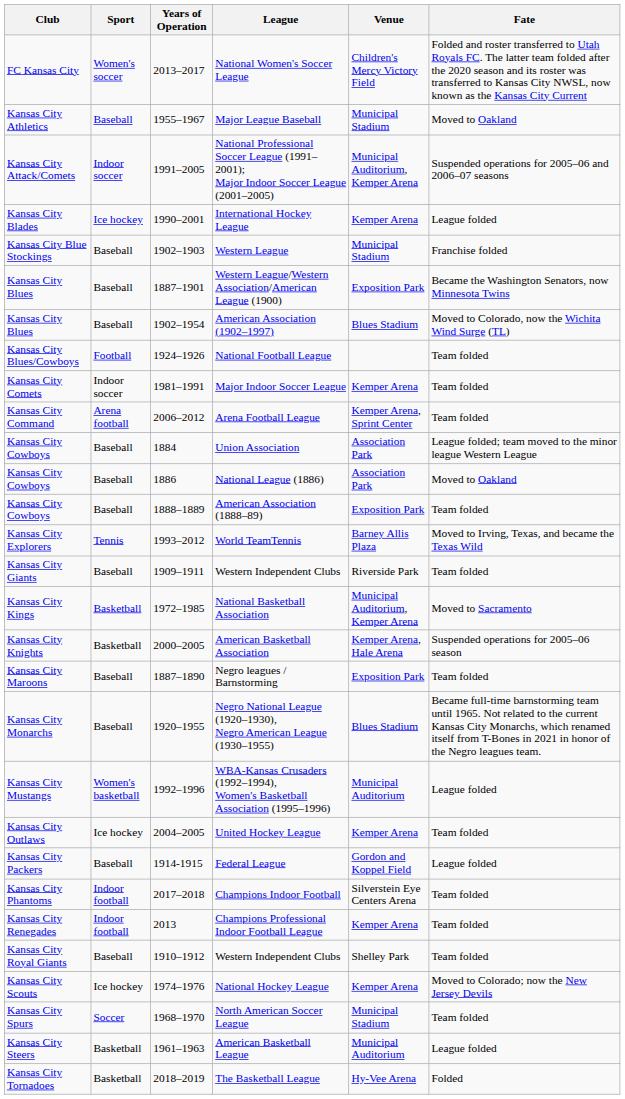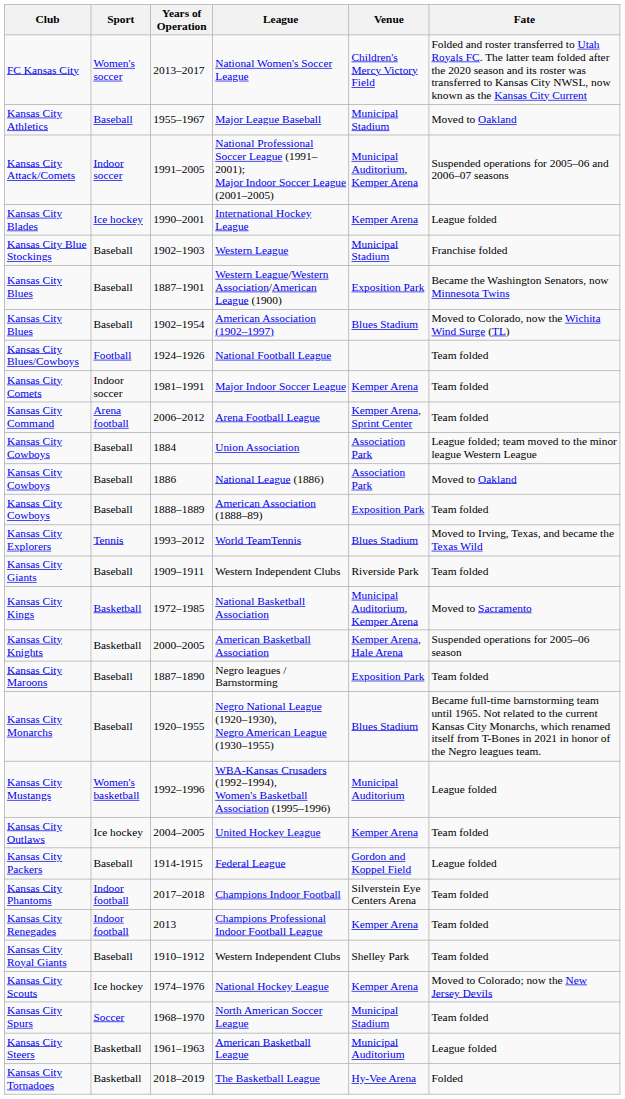(380, 540) Barney Allis Plaza -> (385, 540) Blues Stadium
